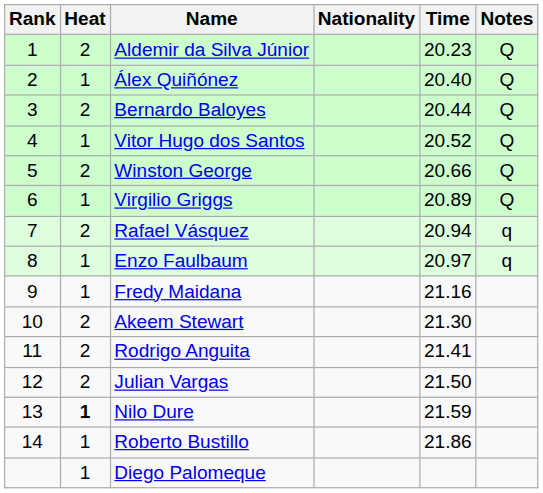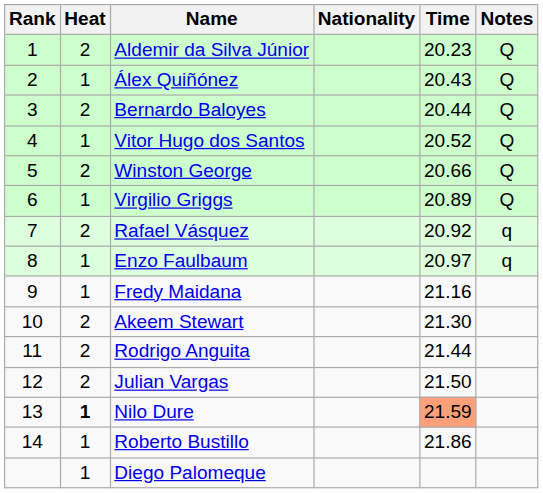(448, 79) 20.40 -> (448, 79) 20.43
(448, 230) 20.94 -> (448, 230) 20.92
(448, 351) 21.41 -> (448, 351) 21.44
(448, 412) no background -> (448, 412) lightsalmon background
